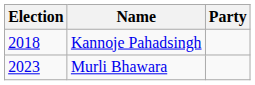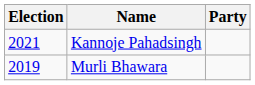(24, 42) 2018 -> (24, 42) 2021
(24, 67) 2023 -> (24, 67) 2019
